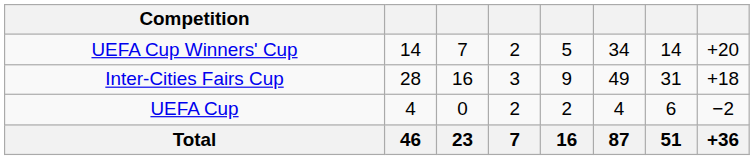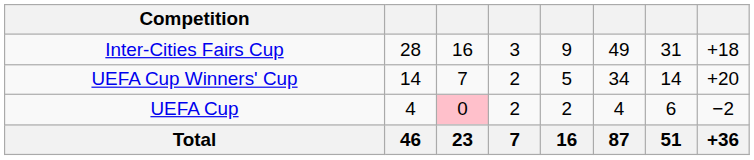rows swapped: (195, 79) <-> (195, 49)
(463, 109) no background -> (463, 109) pink background
